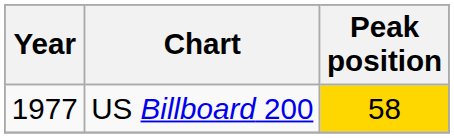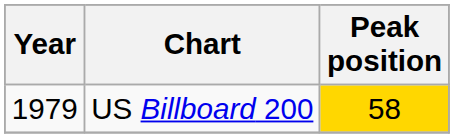(45, 108) 1977 -> (45, 108) 1979
